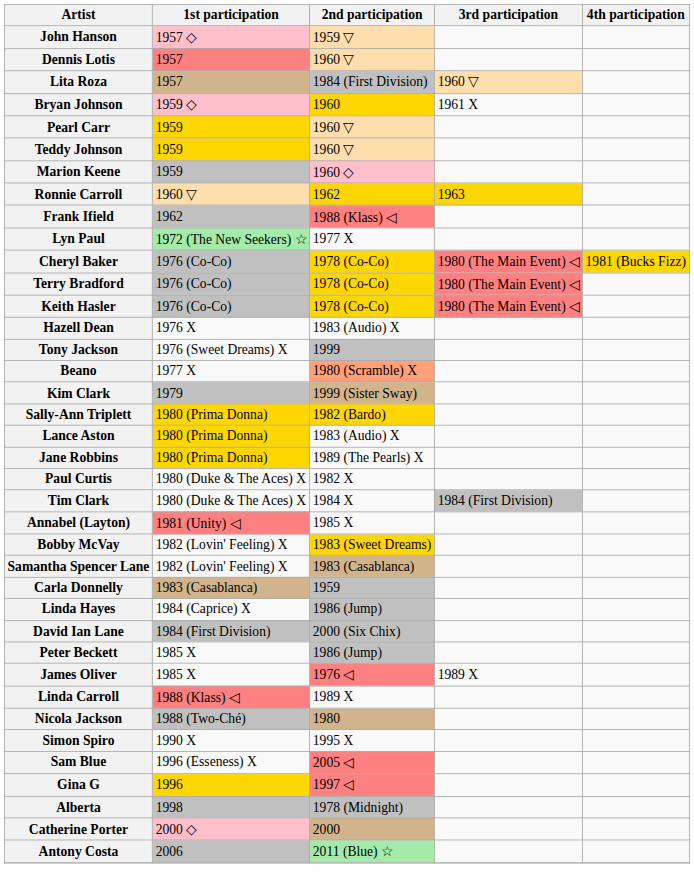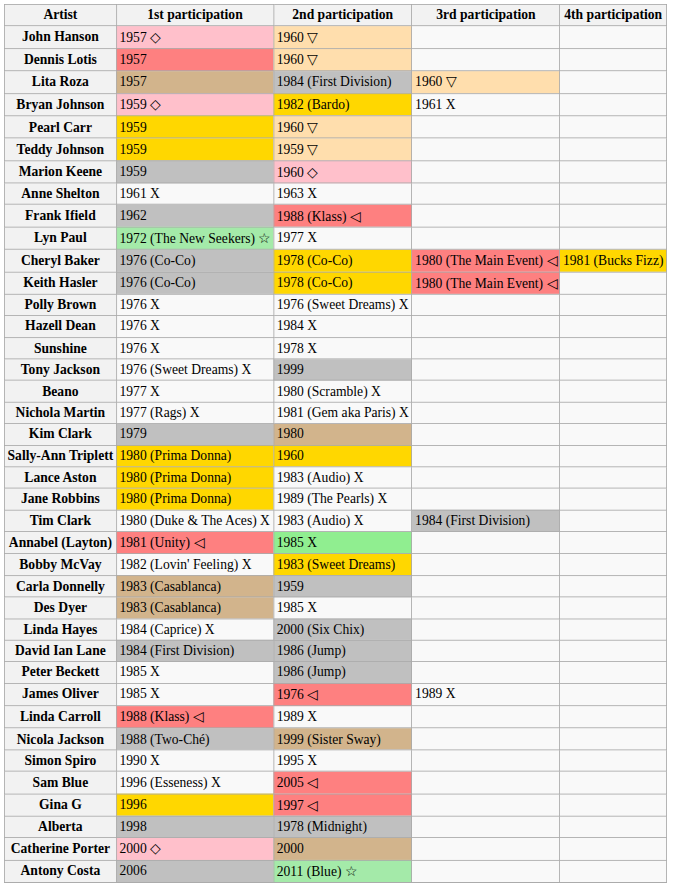(333, 37) 1959 ▽ -> (297, 37) 1960 ▽
(326, 104) 1960 -> (313, 104) 1982 (Bardo)
(333, 149) 1960 ▽ -> (297, 149) 1959 ▽
- row: (78, 194)
+ row: (60, 193)
- row: (78, 283)
+ row: (60, 305)
(356, 328) 1983 (Audio) X -> (297, 326) 1984 X
+ row: (60, 348)
(365, 371) lightsalmon background -> (329, 391) no background
+ row: (60, 412)
(365, 393) 1999 (Sister Sway) -> (290, 434) 1980
(349, 414) 1982 (Bardo) -> (290, 456) 1960
- row: (78, 479)
(333, 500) 1984 X -> (320, 520) 1983 (Audio) X
(333, 522) no background -> (297, 542) lightgreen background
- row: (78, 566)
+ row: (60, 607)
(347, 609) 1986 (Jump) -> (320, 629) 2000 (Six Chix)
(357, 631) 2000 (Six Chix) -> (311, 650) 1986 (Jump)
(326, 719) 1980 -> (329, 738) 1999 (Sister Sway)
